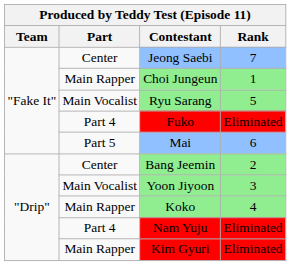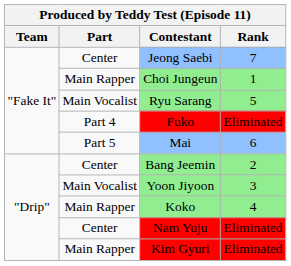(100, 228) Part 4 -> (100, 228) Center
